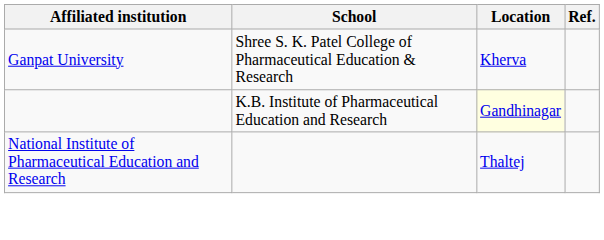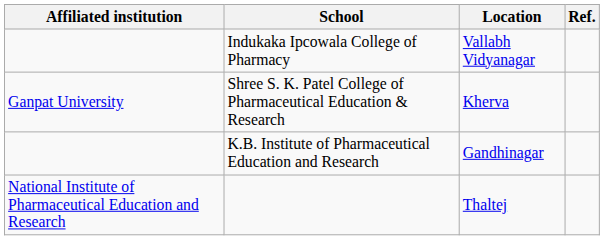+ row: (322, 50)
(521, 110) lightyellow background -> (503, 153) no background
